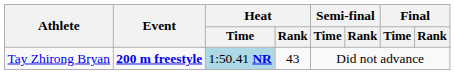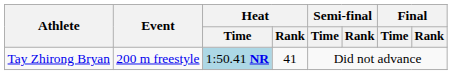(159, 58) bold -> (158, 58) normal
(293, 58) 43 -> (290, 58) 41
